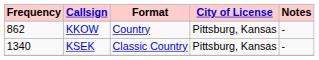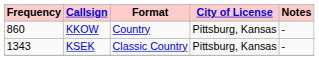(16, 30) 862 -> (16, 30) 860
(19, 47) 1340 -> (19, 47) 1343
